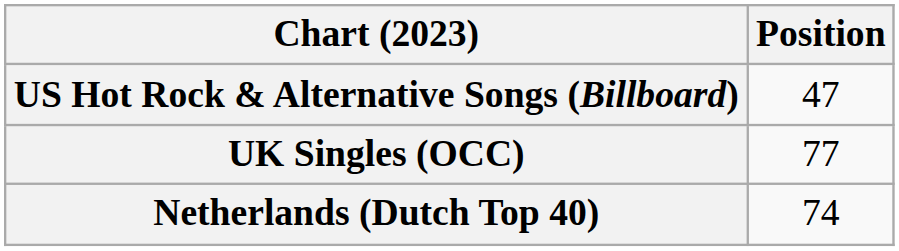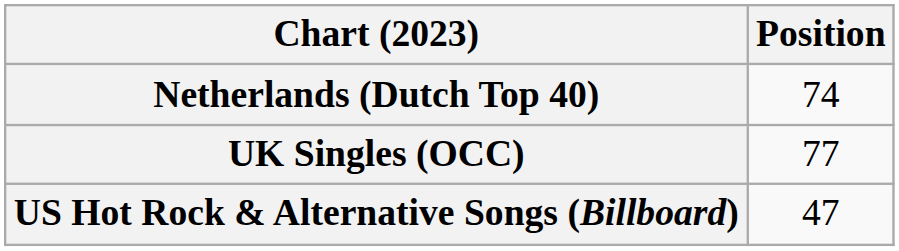rows swapped: (376, 213) <-> (376, 93)
